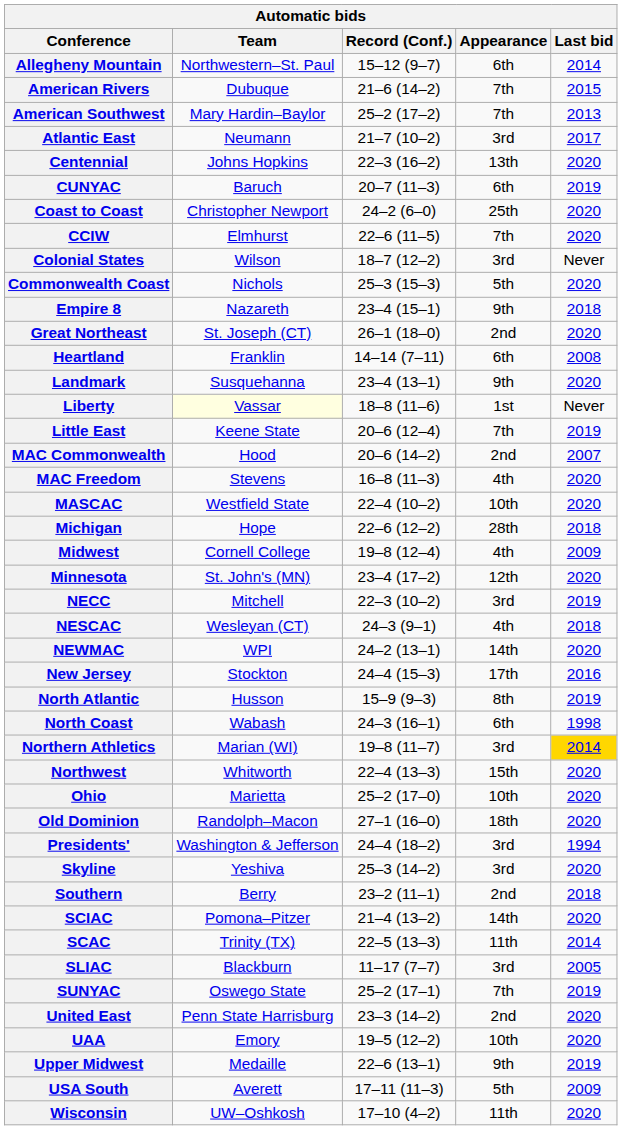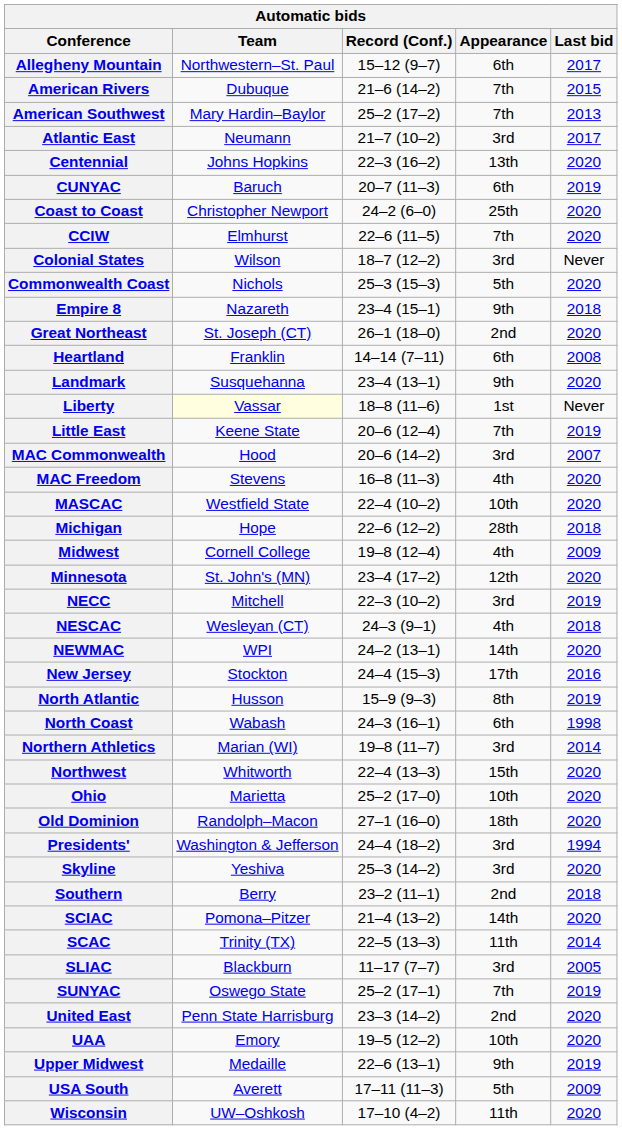(584, 65) 2014 -> (584, 65) 2017
(503, 455) 2nd -> (503, 455) 3rd
(584, 747) gold background -> (584, 747) no background
